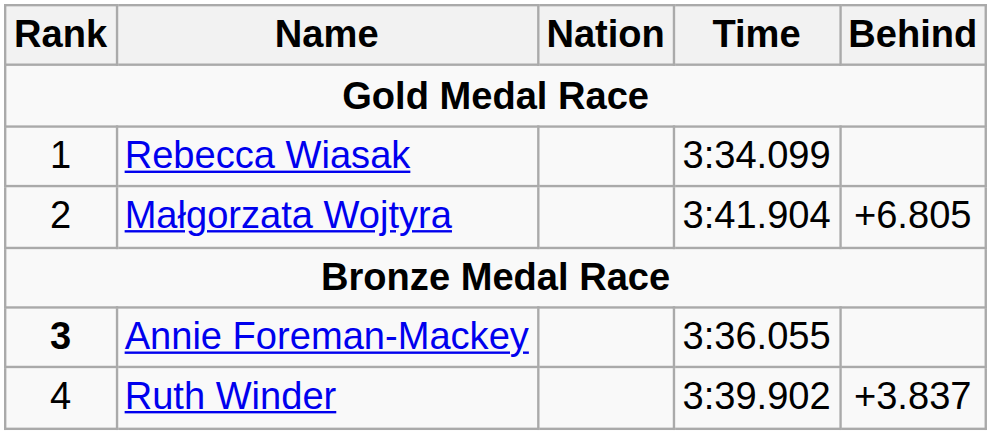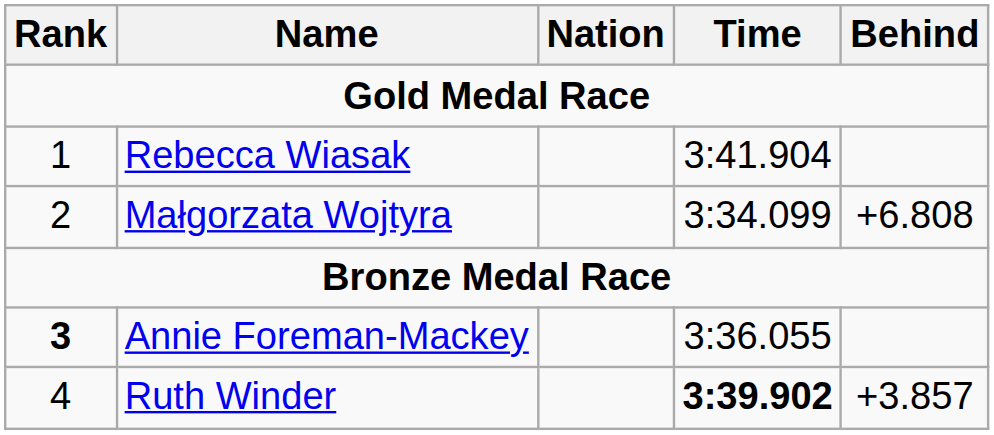(757, 155) 3:34.099 -> (758, 155) 3:41.904
(757, 215) 3:41.904 -> (758, 215) 3:34.099
(913, 215) +6.805 -> (915, 215) +6.808
(757, 397) normal -> (758, 397) bold
(913, 397) +3.837 -> (915, 397) +3.857
